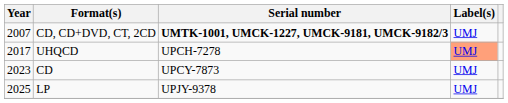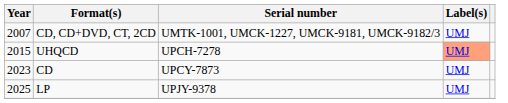(305, 32) bold -> (301, 32) normal
(19, 51) 2017 -> (19, 51) 2015
